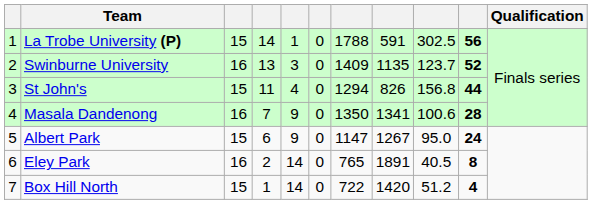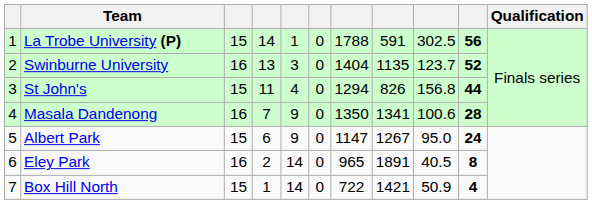(352, 65) 1409 -> (352, 65) 1404
(352, 162) 765 -> (352, 162) 965
(393, 187) 1420 -> (393, 187) 1421
(436, 187) 51.2 -> (436, 187) 50.9
